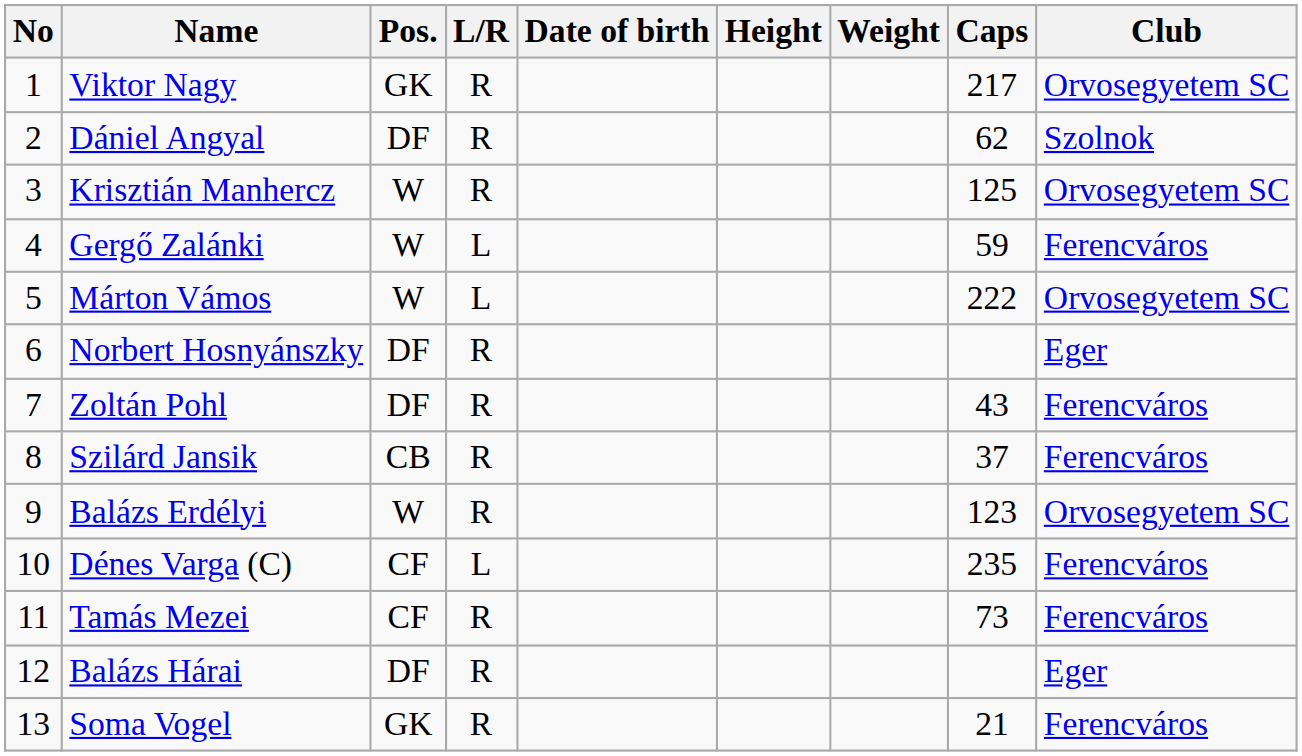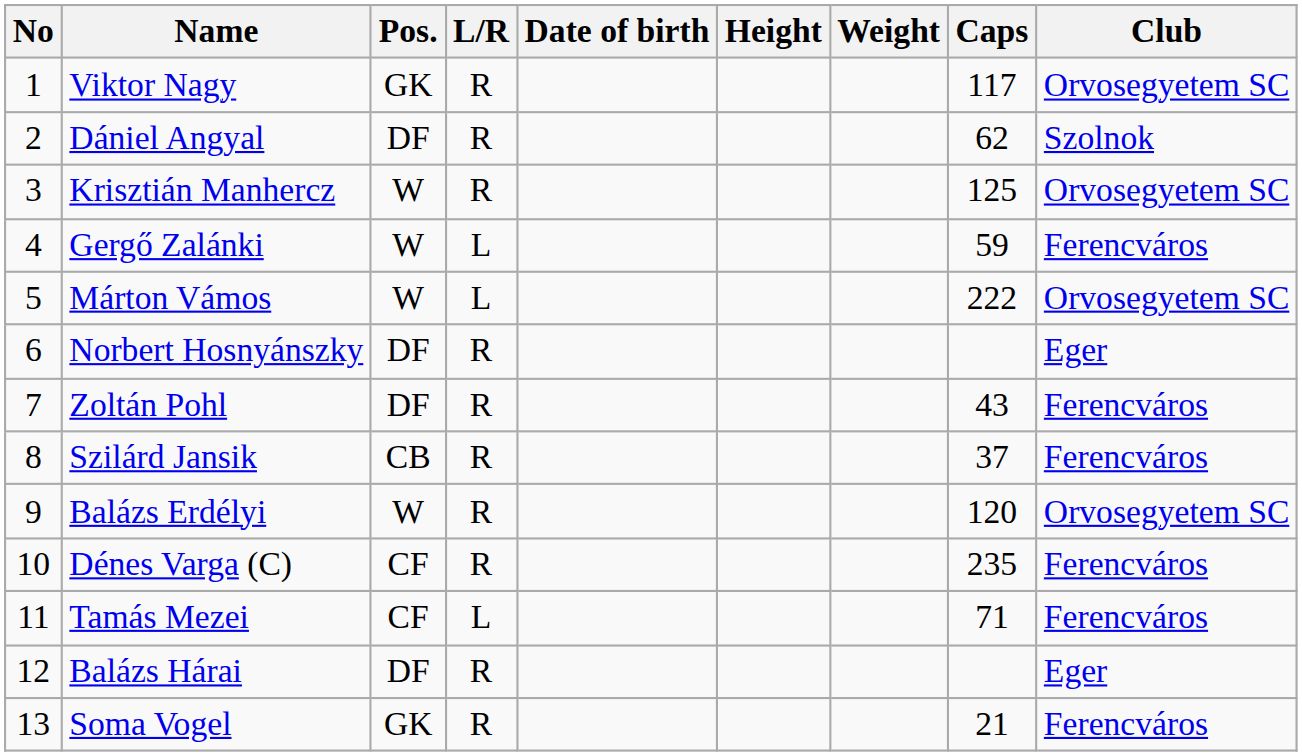(992, 84) 217 -> (992, 84) 117
(992, 510) 123 -> (992, 510) 120
(481, 564) L -> (481, 564) R
(481, 617) R -> (481, 617) L
(992, 617) 73 -> (992, 617) 71
